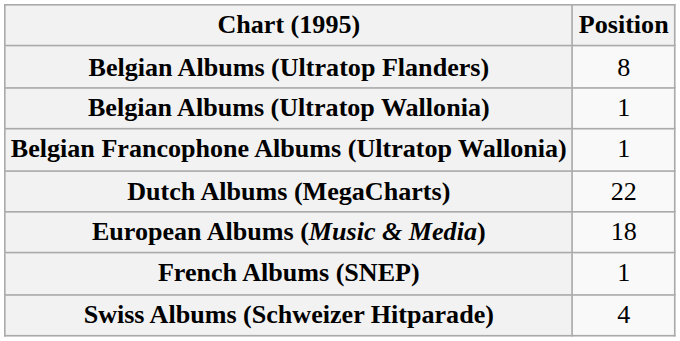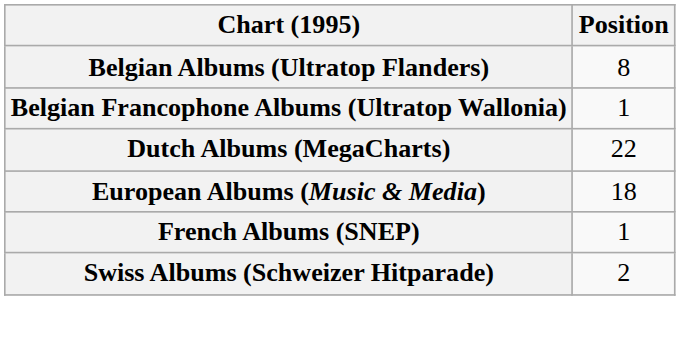- row: (289, 107)
(624, 314) 4 -> (624, 273) 2
